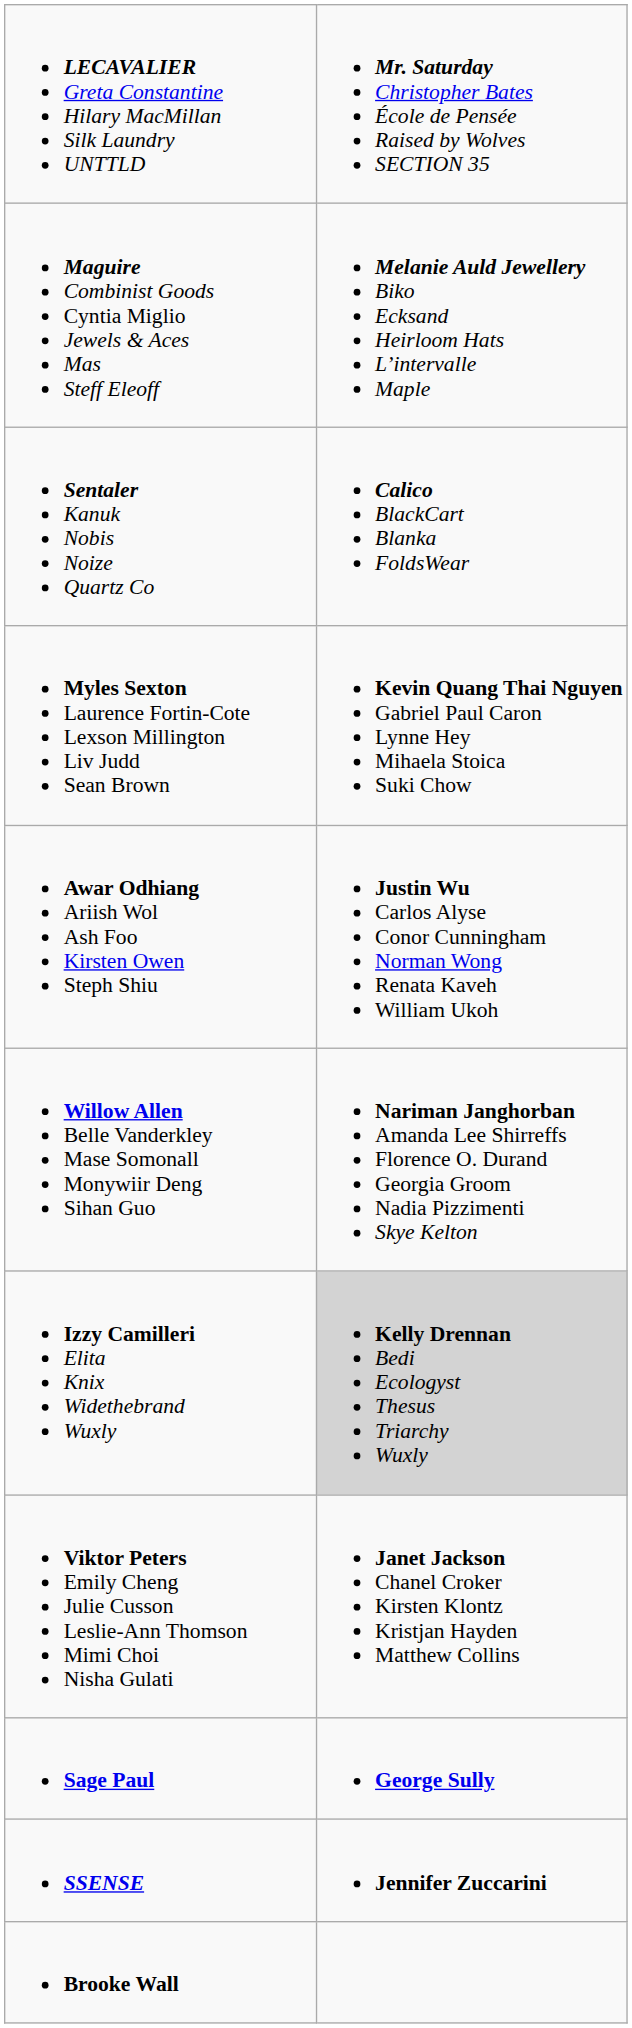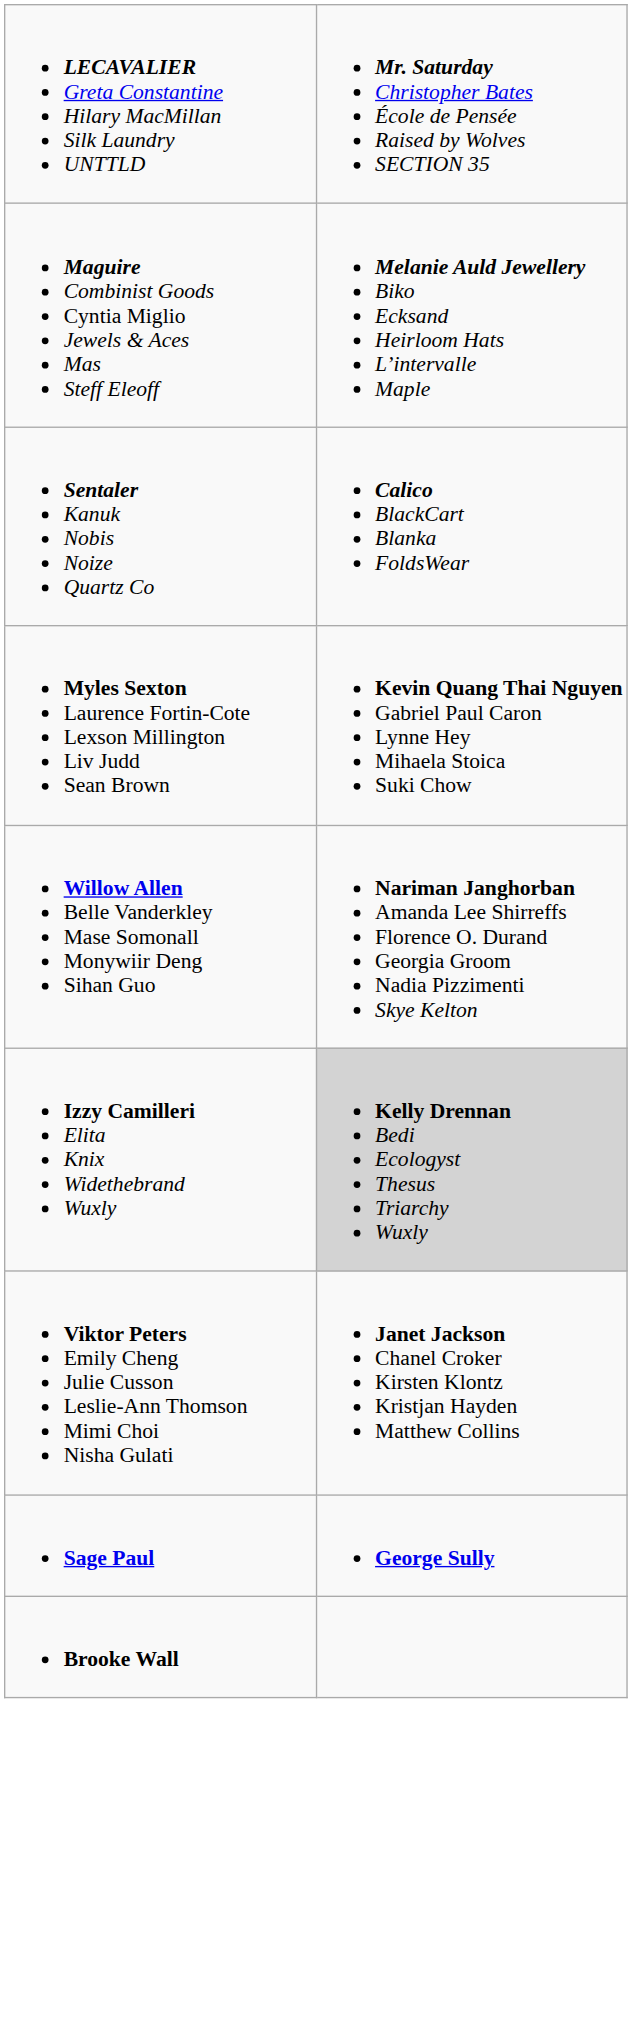- row: (160, 936)
- row: (160, 1883)
